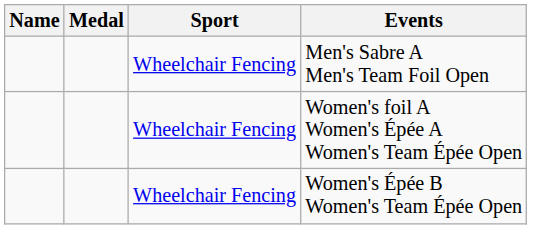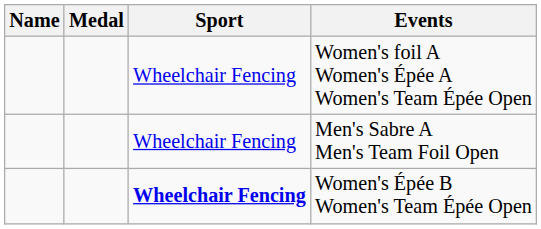rows swapped: (414, 129) <-> (397, 63)
(215, 195) normal -> (219, 195) bold
